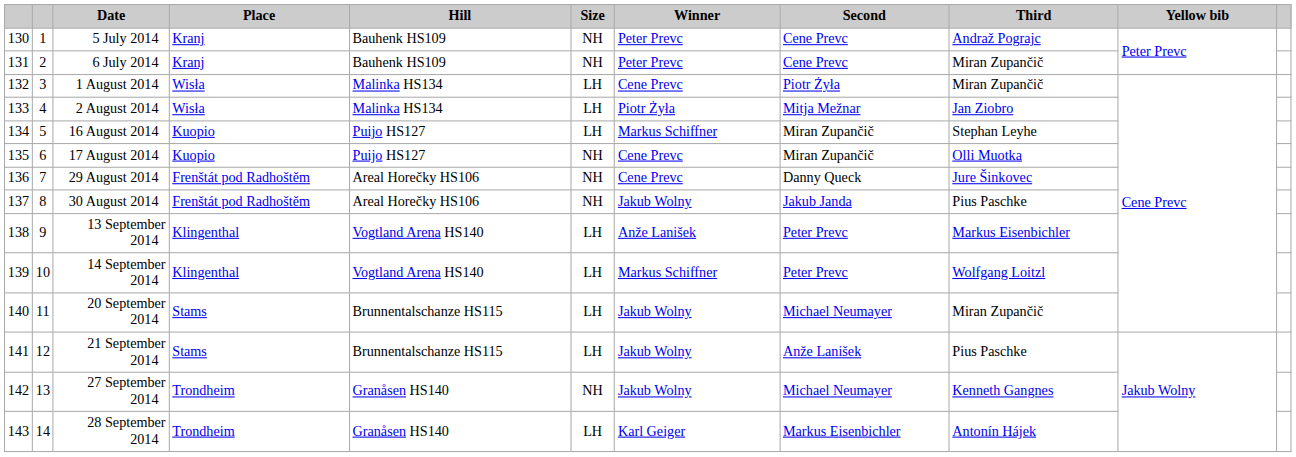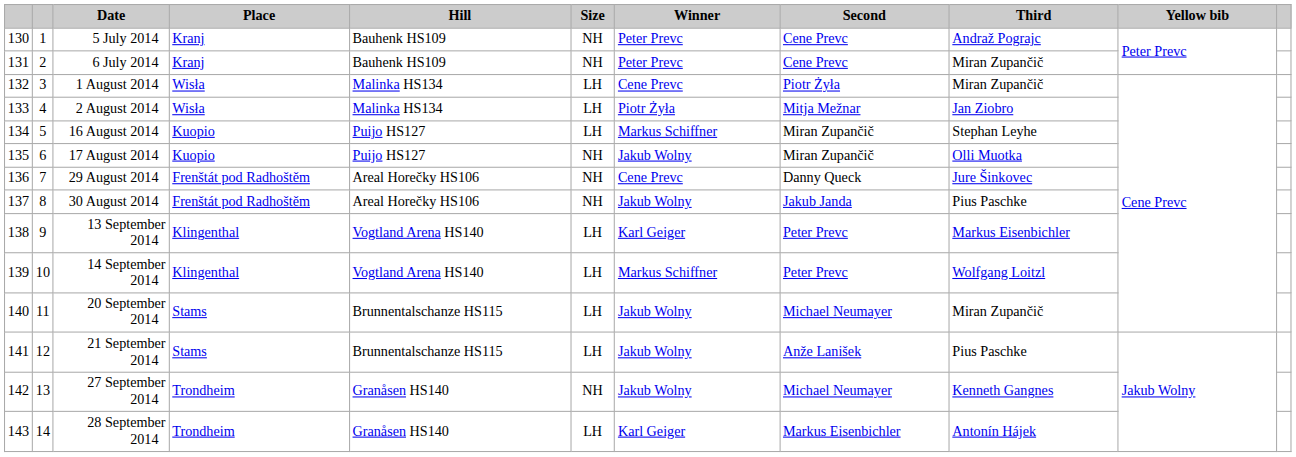(650, 154) Cene Prevc -> (655, 154) Jakub Wolny
(657, 232) Anže Lanišek -> (652, 232) Karl Geiger
